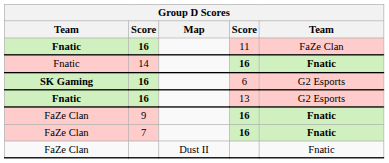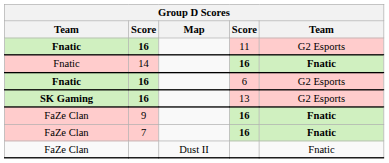(321, 46) FaZe Clan -> (321, 46) G2 Esports
(66, 81) SK Gaming -> (66, 81) Fnatic
(66, 98) Fnatic -> (66, 98) SK Gaming
